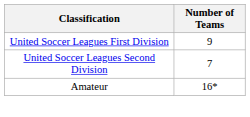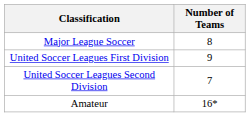+ row: (89, 41)
